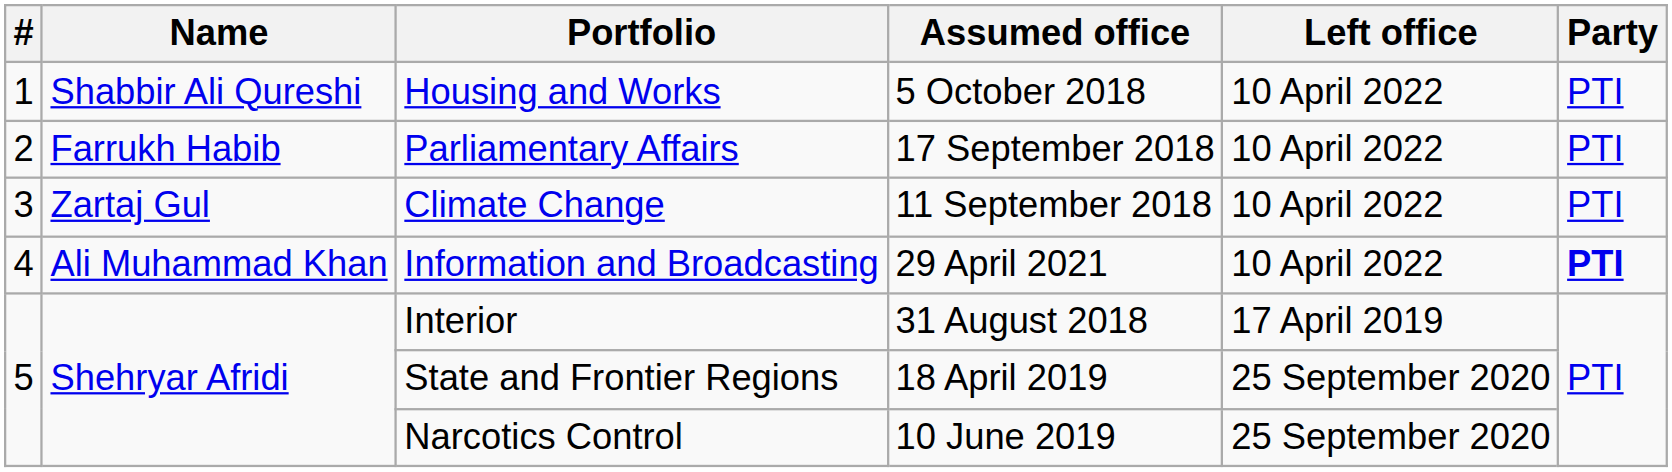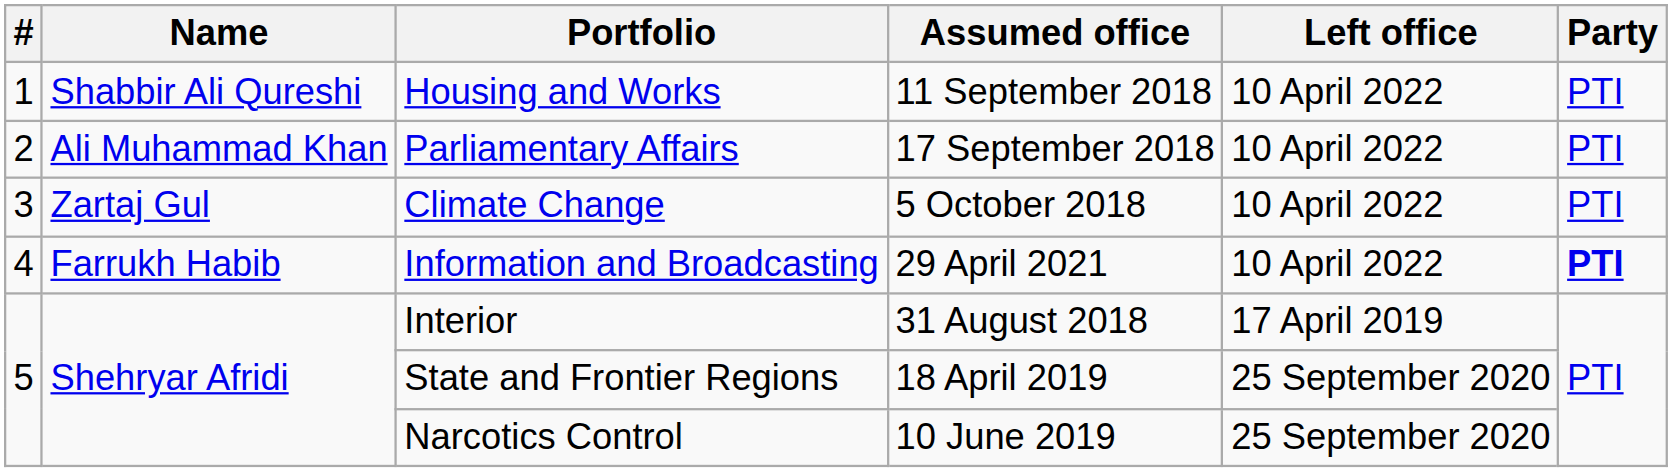(1021, 90) 5 October 2018 -> (1054, 90) 11 September 2018
(166, 148) Farrukh Habib -> (219, 148) Ali Muhammad Khan
(1054, 206) 11 September 2018 -> (1021, 206) 5 October 2018
(219, 263) Ali Muhammad Khan -> (166, 263) Farrukh Habib
